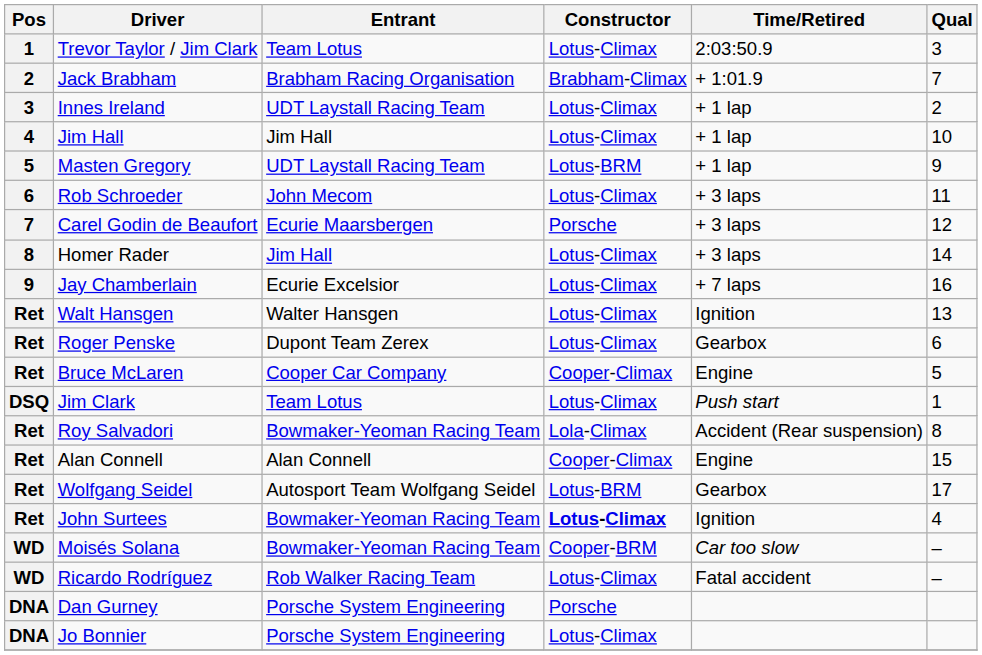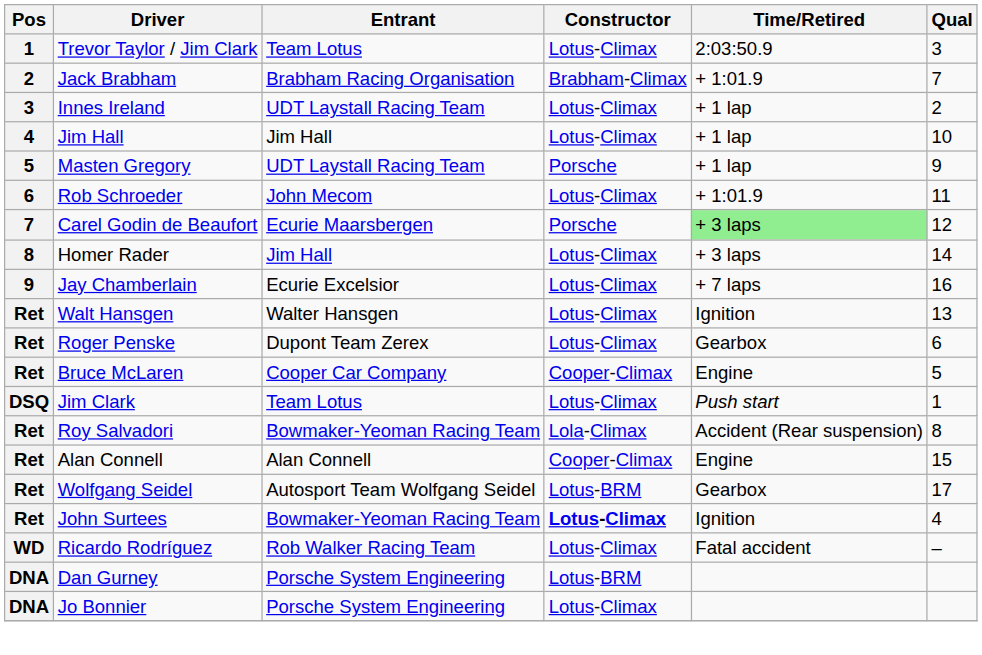(595, 166) Lotus-BRM -> (583, 166) Porsche
(728, 196) + 3 laps -> (729, 196) + 1:01.9
(728, 225) no background -> (728, 225) lightgreen background
- row: (118, 548)
(583, 607) Porsche -> (595, 577) Lotus-BRM
